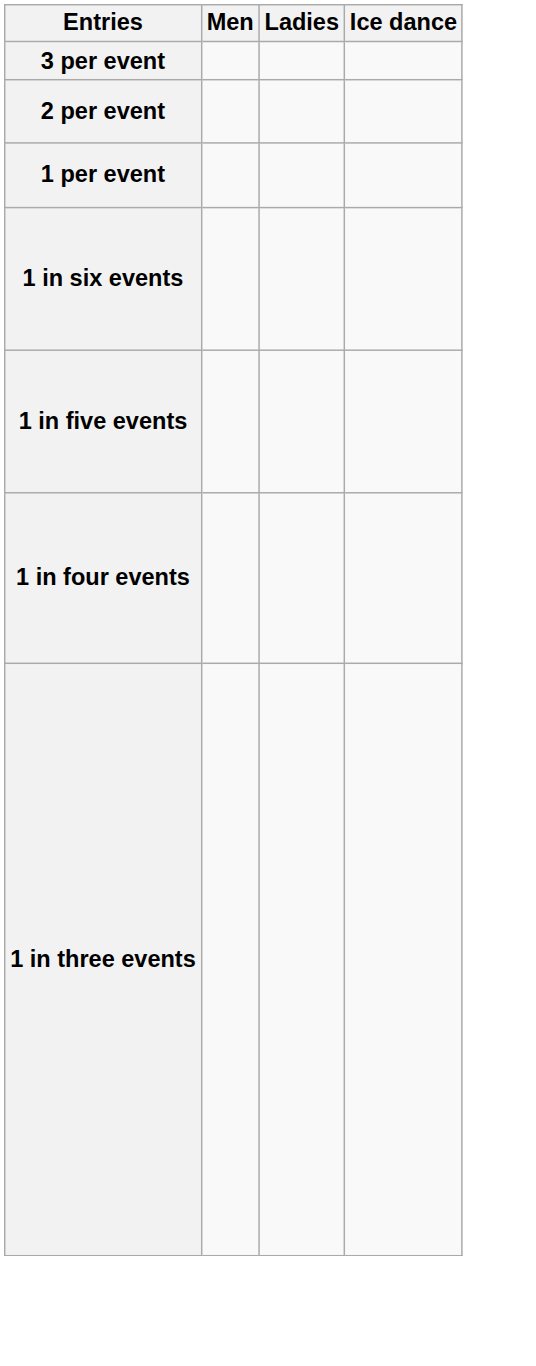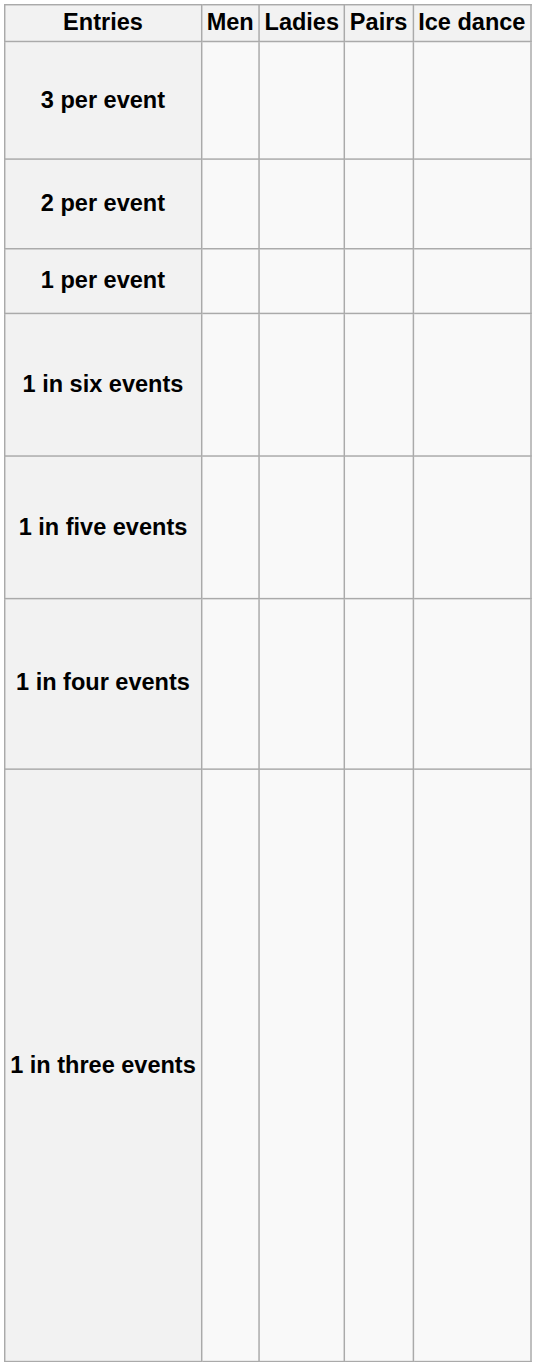+ column: (379, 23)
